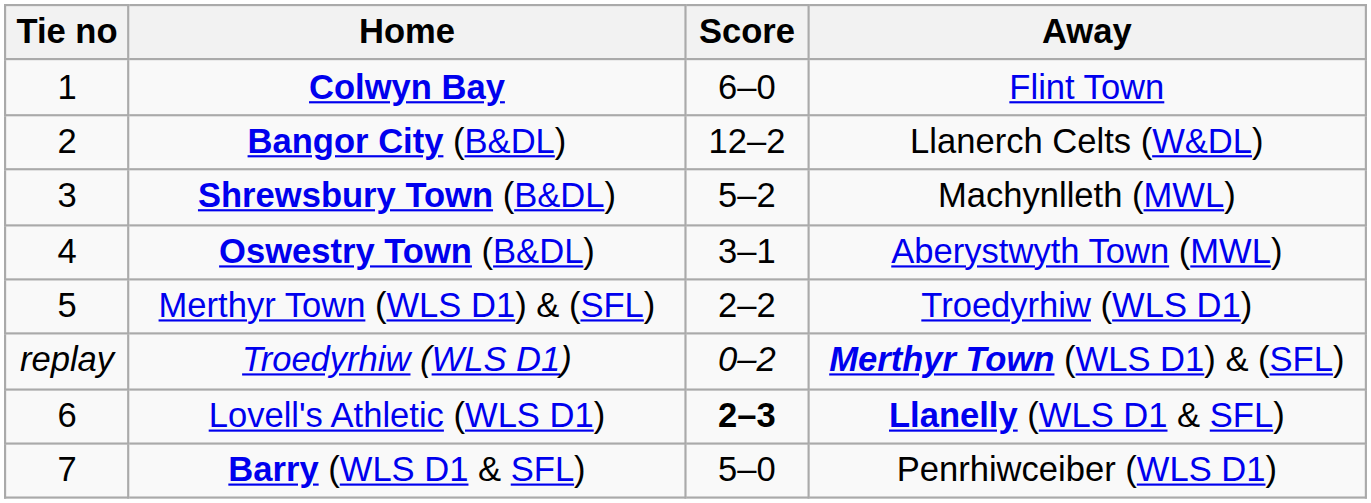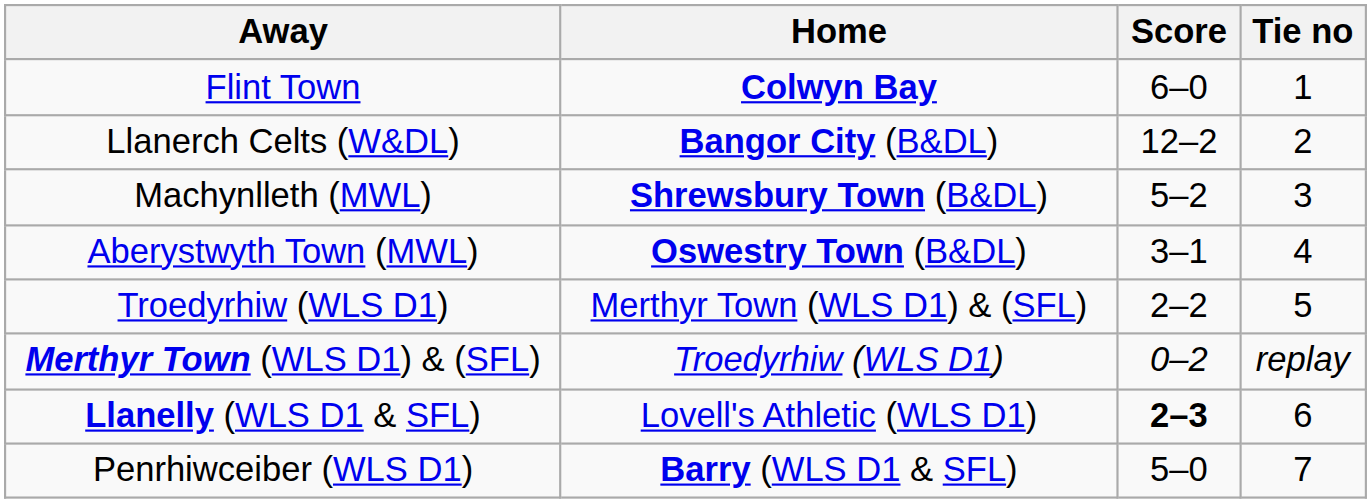columns swapped: (67, 31) <-> (1087, 31)
